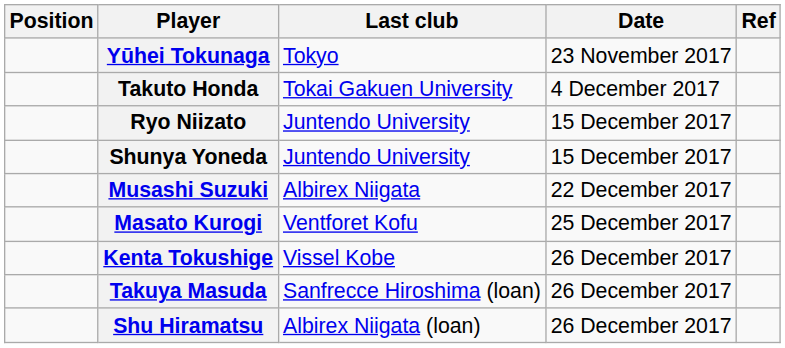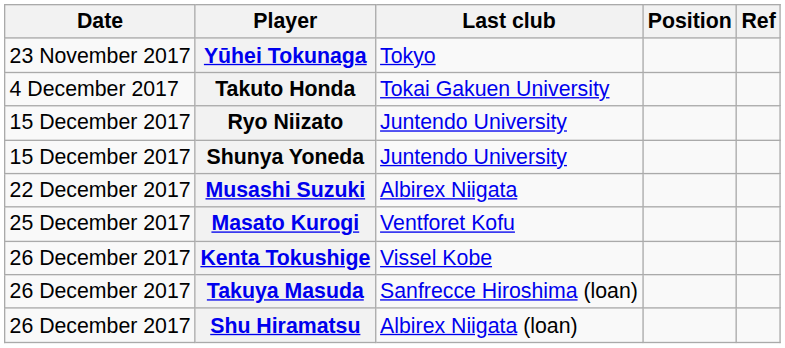columns swapped: (52, 21) <-> (641, 21)
